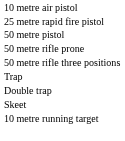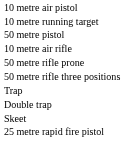rows swapped: (54, 21) <-> (51, 118)
+ row: (38, 49)
